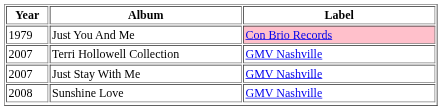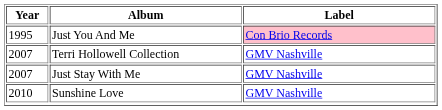(20, 34) 1979 -> (20, 34) 1995
(20, 93) 2008 -> (20, 93) 2010
